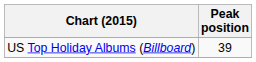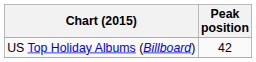(225, 47) 39 -> (225, 47) 42
